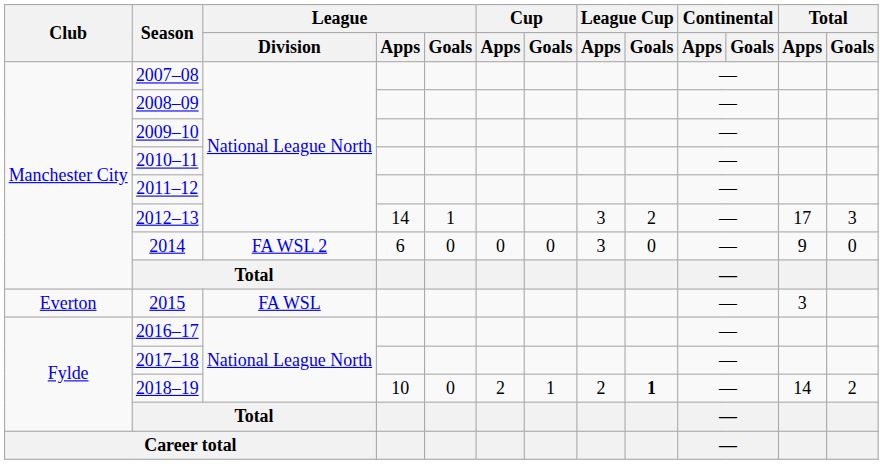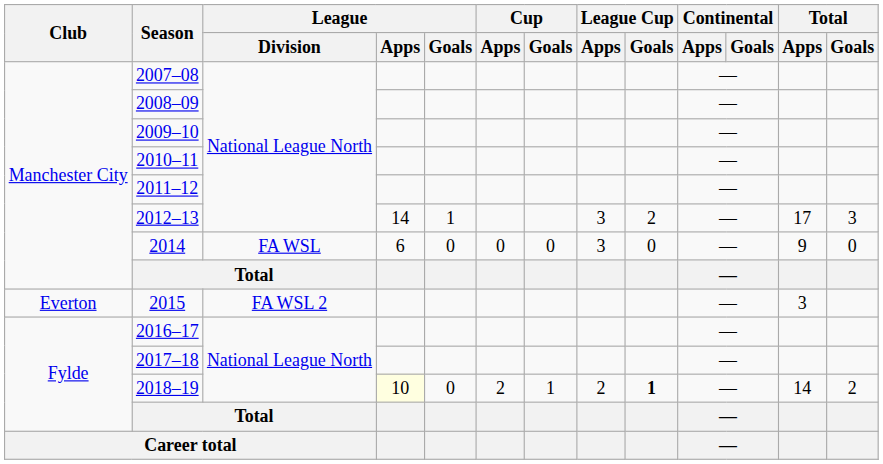(289, 246) FA WSL 2 -> (289, 246) FA WSL
(289, 302) FA WSL -> (289, 302) FA WSL 2
(400, 388) no background -> (400, 388) lightyellow background
